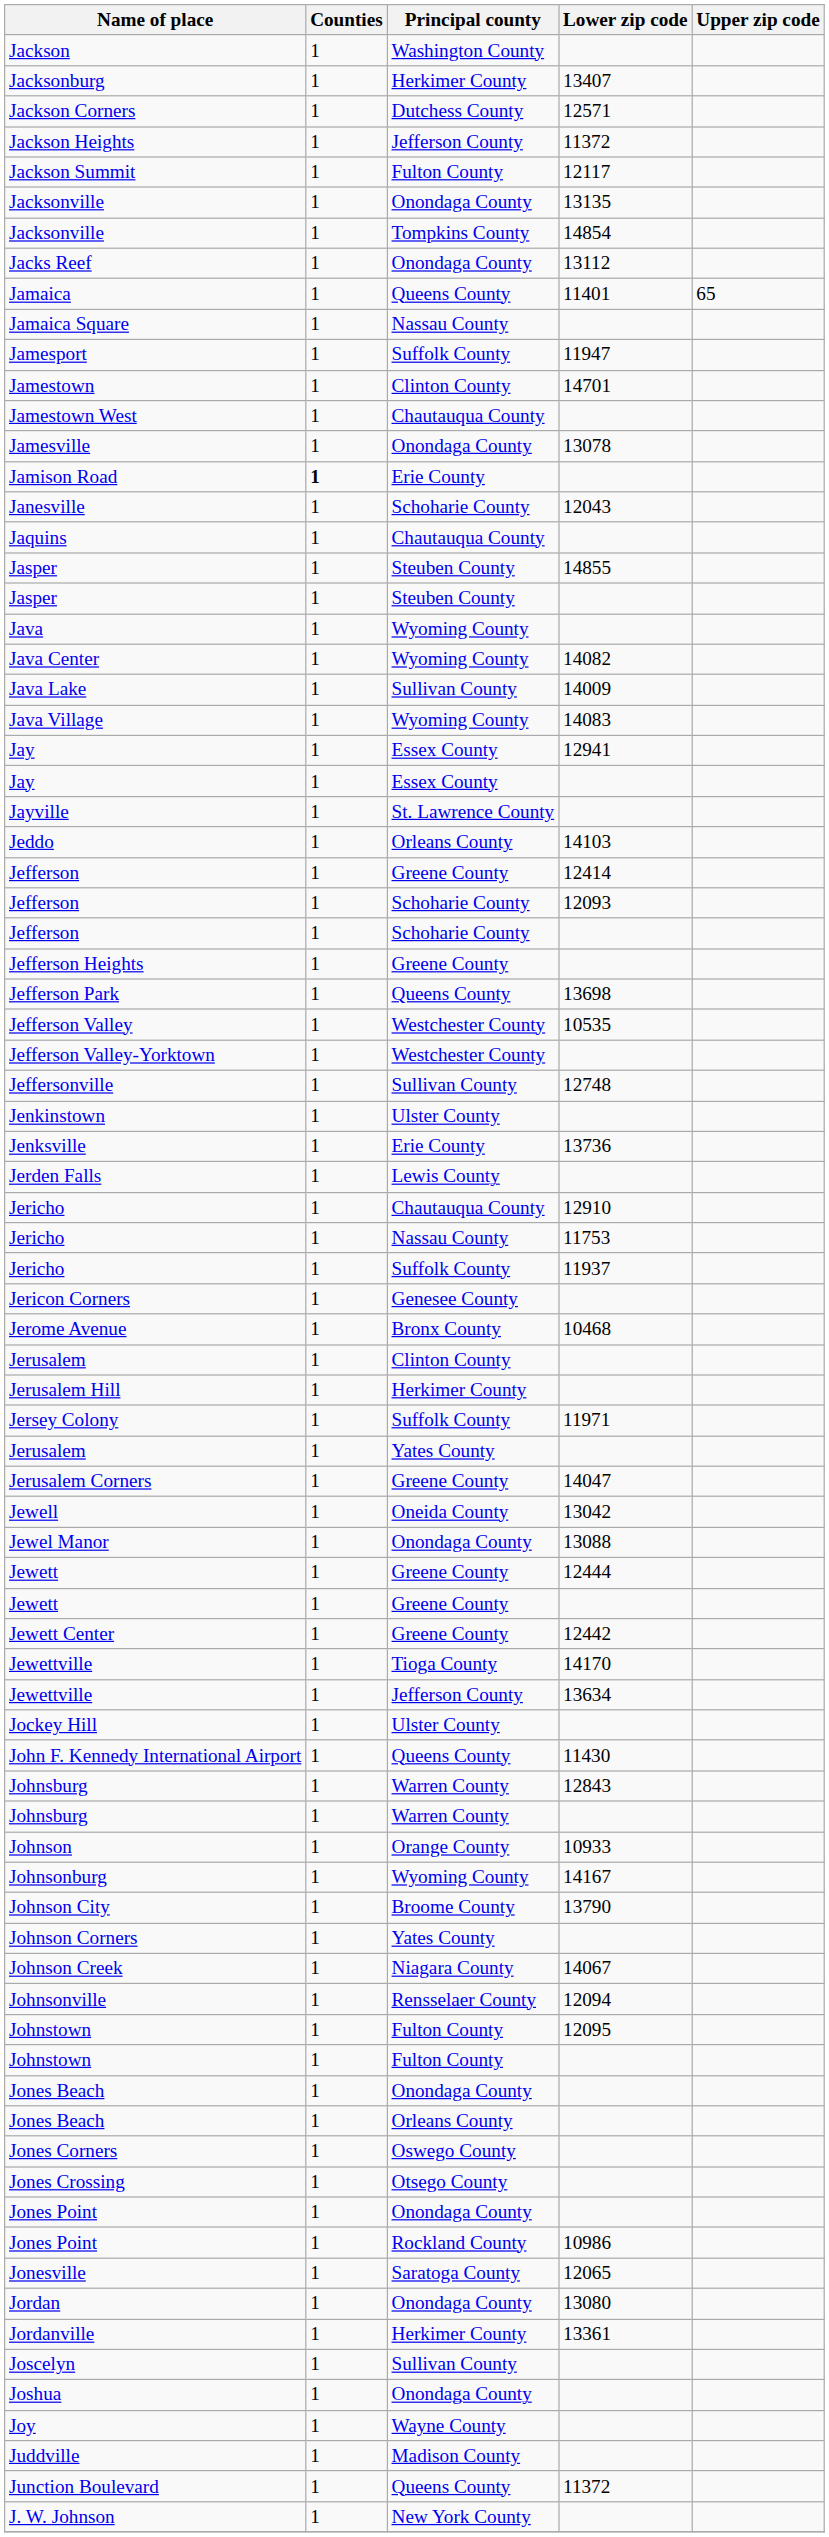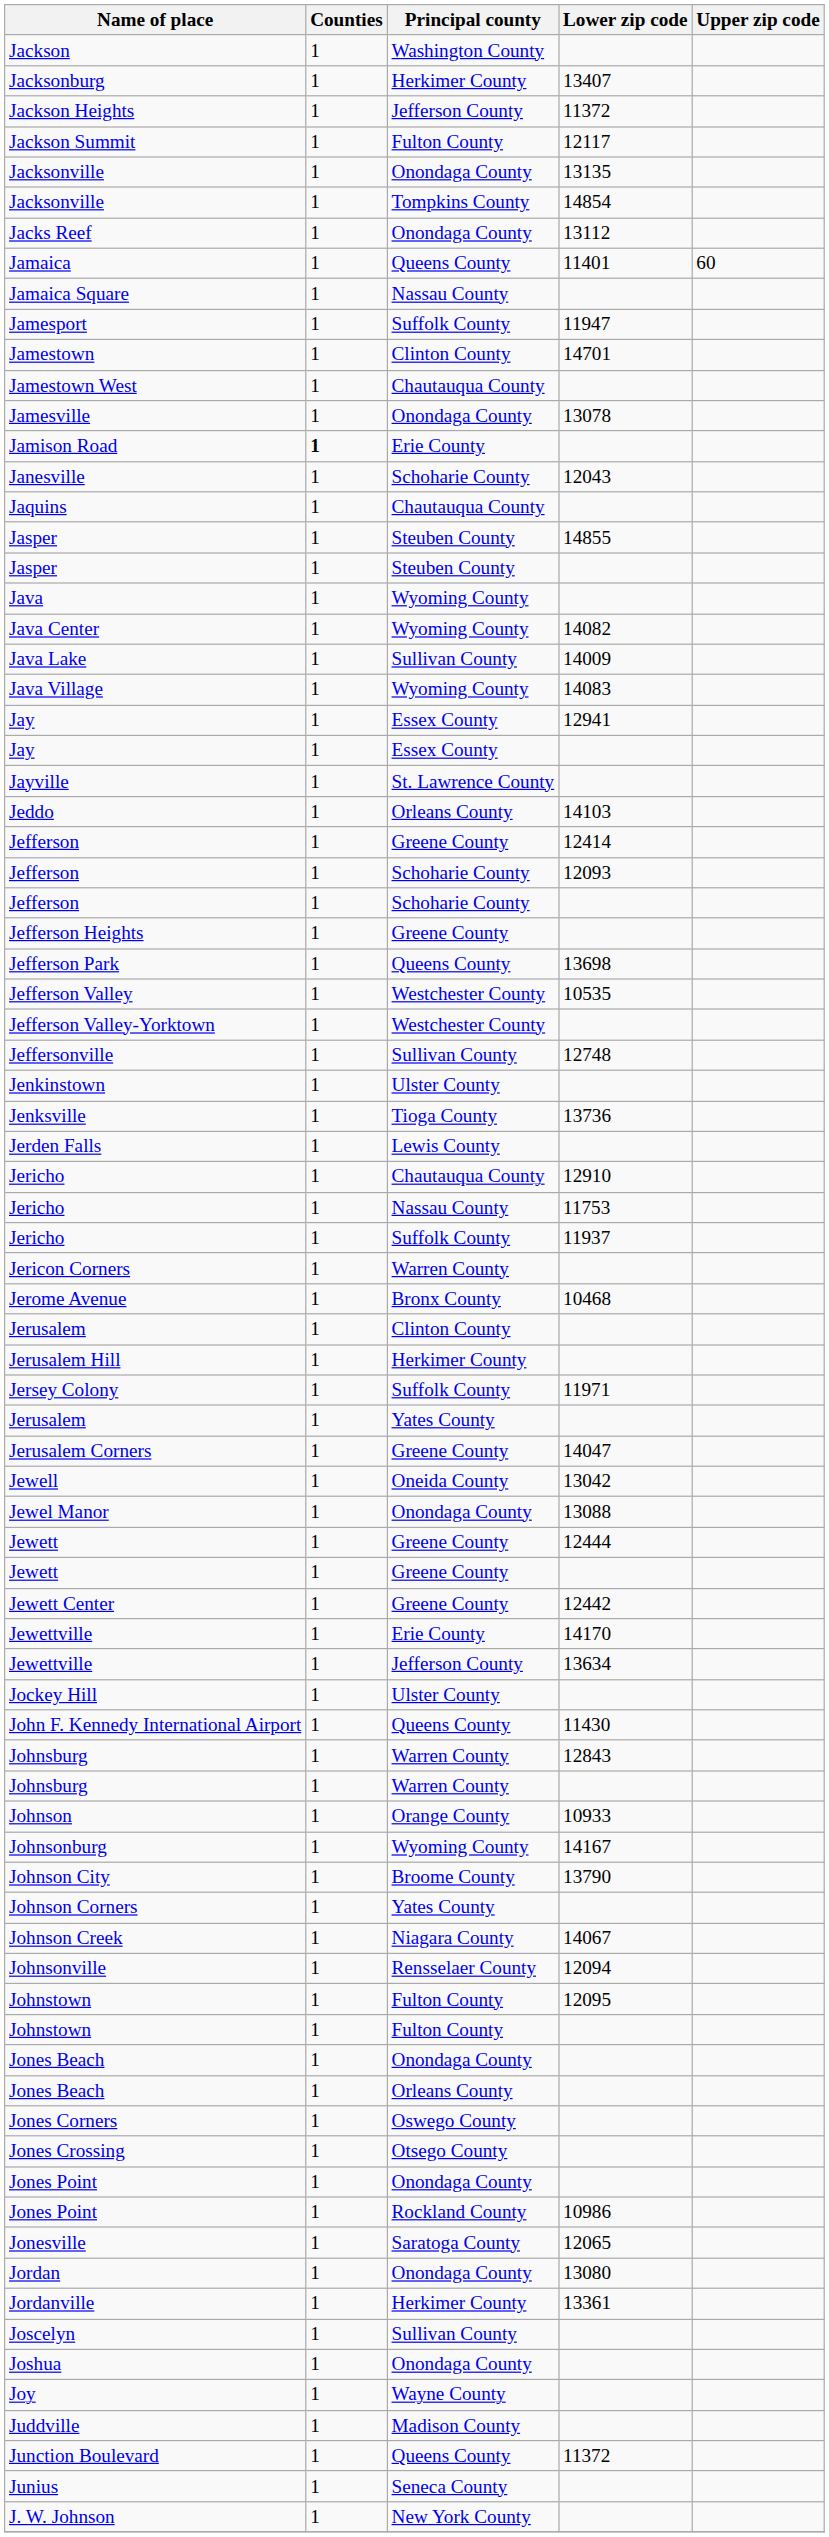- row: (72, 111)
(706, 293) 65 -> (706, 263) 60
(438, 1146) Erie County -> (444, 1115) Tioga County
(455, 1298) Genesee County -> (450, 1268) Warren County
(444, 1664) Tioga County -> (438, 1633) Erie County
+ row: (34, 2486)
